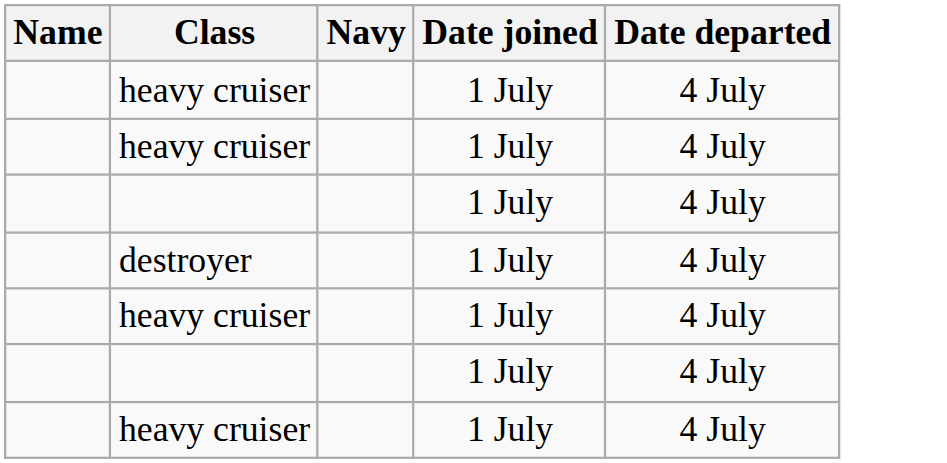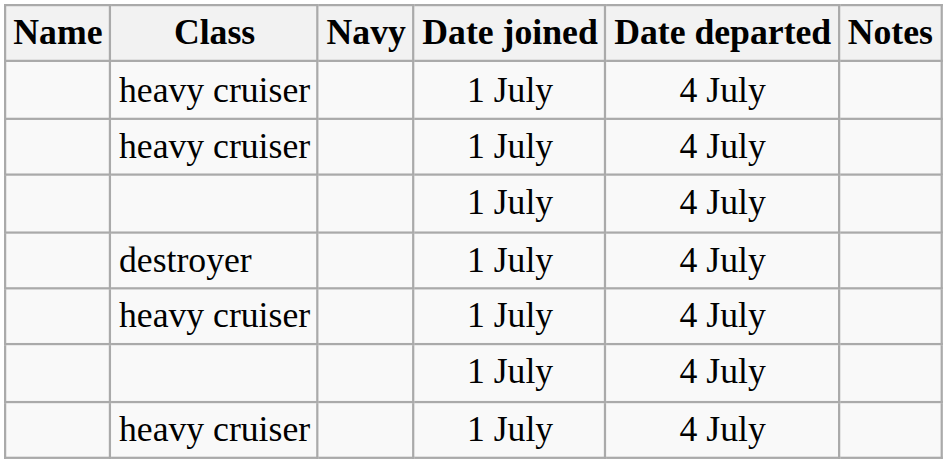+ column: (890, 32)
